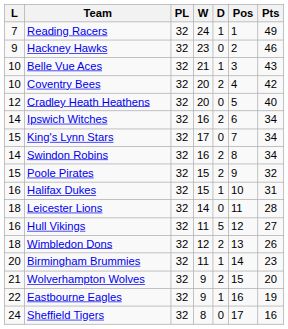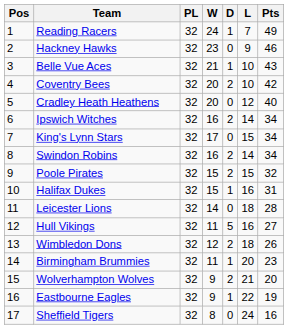columns swapped: (243, 13) <-> (14, 13)
